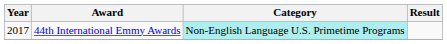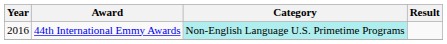(18, 30) 2017 -> (18, 30) 2016
